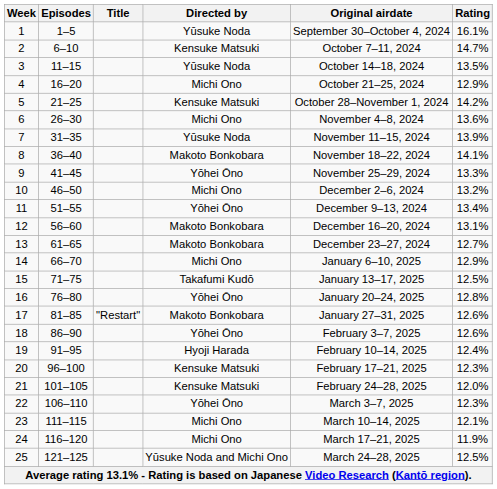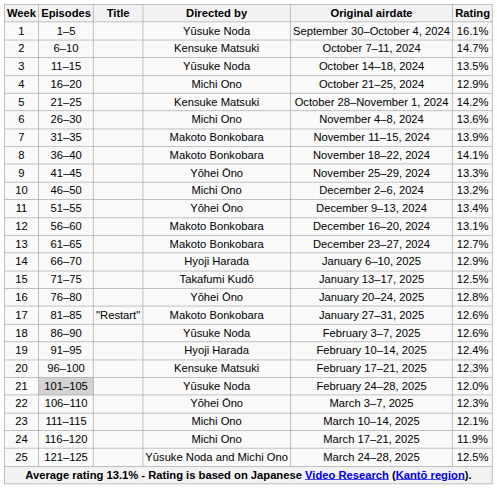(217, 137) Yūsuke Noda -> (217, 137) Makoto Bonkobara
(217, 262) Michi Ono -> (217, 262) Hyoji Harada
(217, 333) Yōhei Ōno -> (217, 333) Yūsuke Noda
(66, 386) no background -> (66, 386) lightgrey background
(217, 386) Kensuke Matsuki -> (217, 386) Yūsuke Noda
